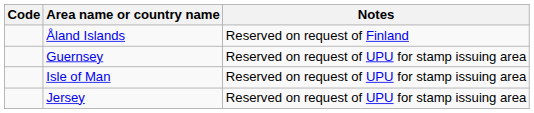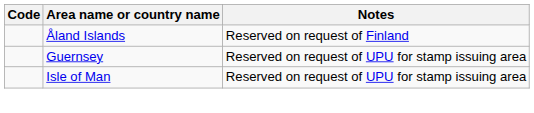- row: (66, 98)
